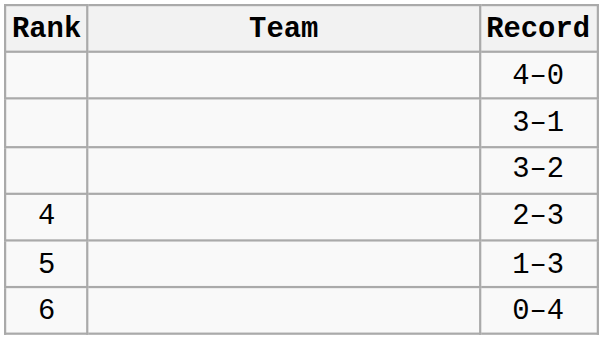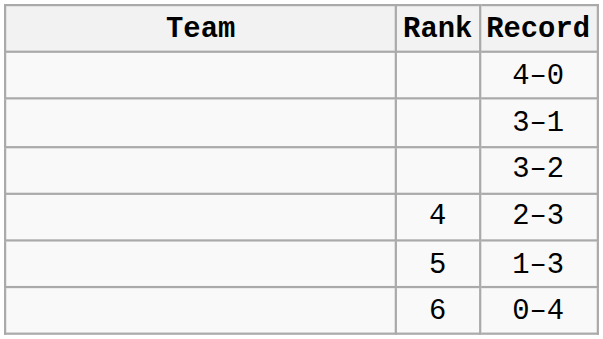columns swapped: (47, 29) <-> (284, 29)
